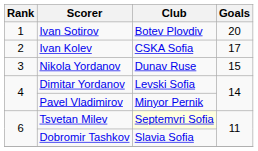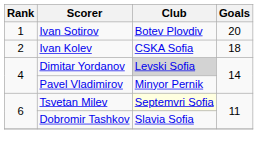(234, 48) 17 -> (234, 48) 18
- row: (80, 66)
(165, 84) no background -> (165, 66) lightgrey background
